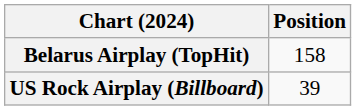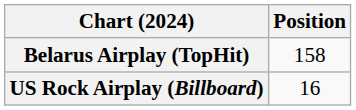(310, 88) 39 -> (310, 88) 16
